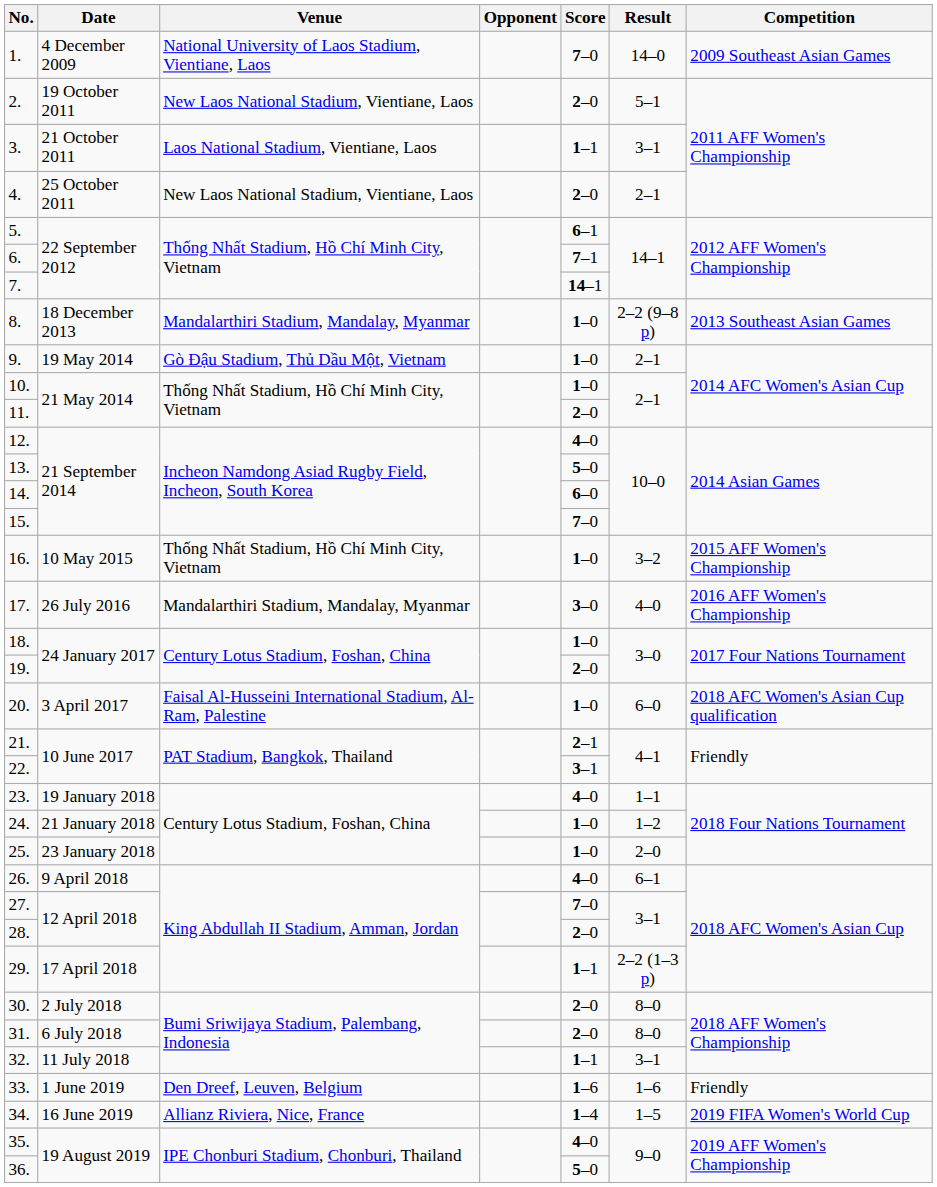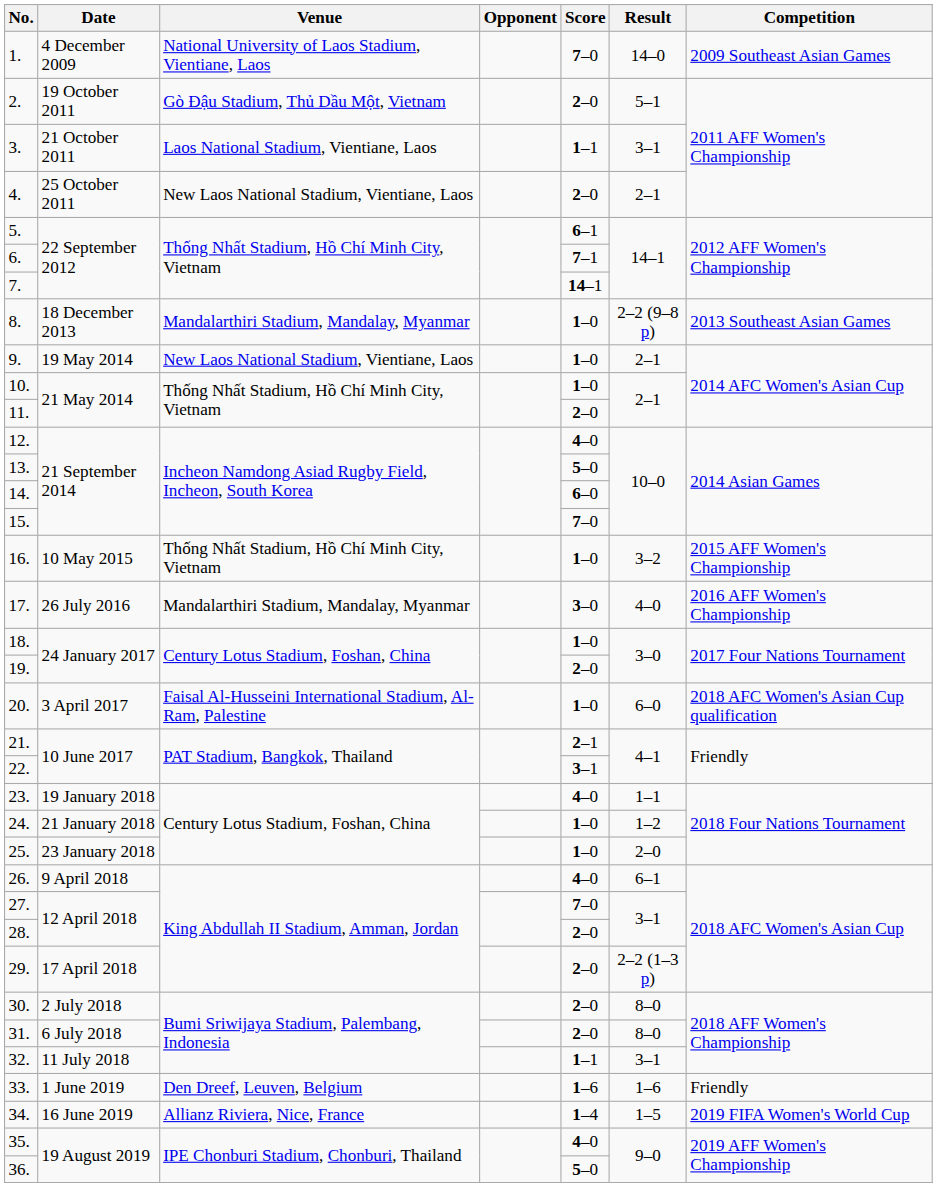(318, 101) New Laos National Stadium, Vientiane, Laos -> (304, 101) Gò Đậu Stadium, Thủ Dầu Một, Vietnam
(304, 358) Gò Đậu Stadium, Thủ Dầu Một, Vietnam -> (318, 358) New Laos National Stadium, Vientiane, Laos
(585, 969) 1–1 -> (585, 969) 2–0
